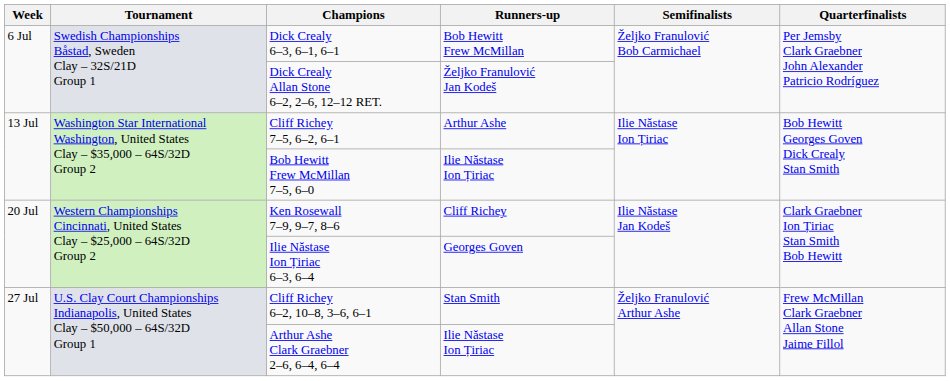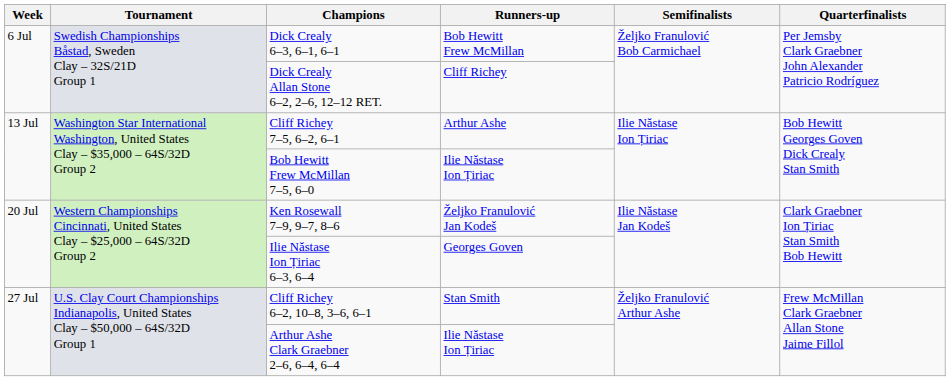(489, 79) Željko Franulović Jan Kodeš -> (475, 72) Cliff Richey
(475, 211) Cliff Richey -> (489, 218) Željko Franulović Jan Kodeš
